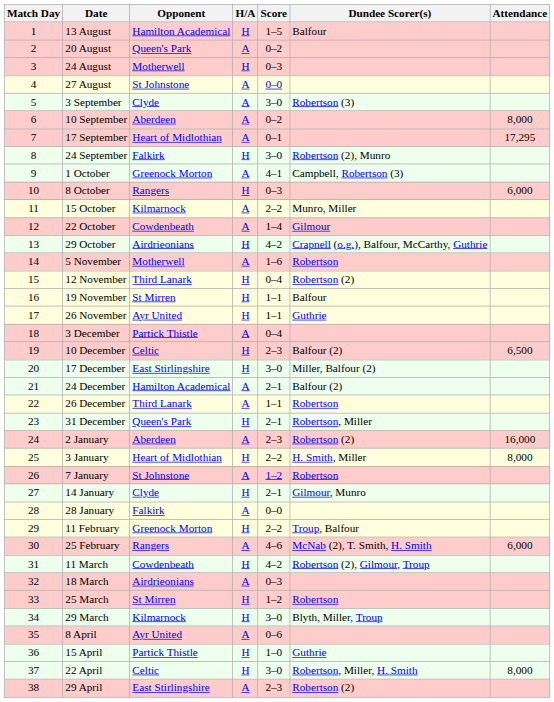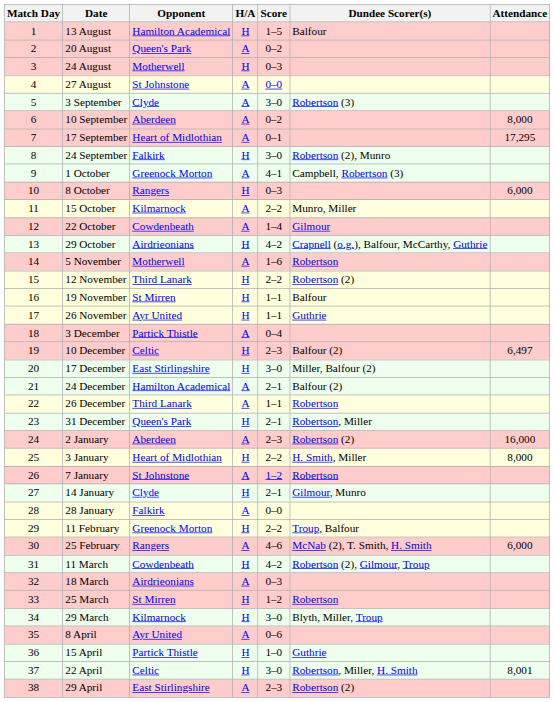(274, 279) 0–4 -> (274, 279) 2–2
(520, 350) 6,500 -> (520, 350) 6,497
(520, 670) 8,000 -> (520, 670) 8,001
